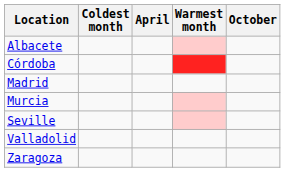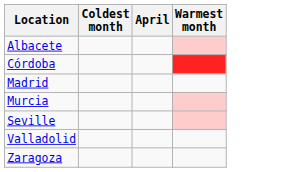- column: (253, 20)
